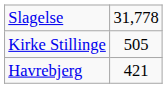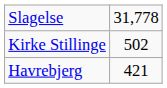(136, 44) 505 -> (136, 44) 502
